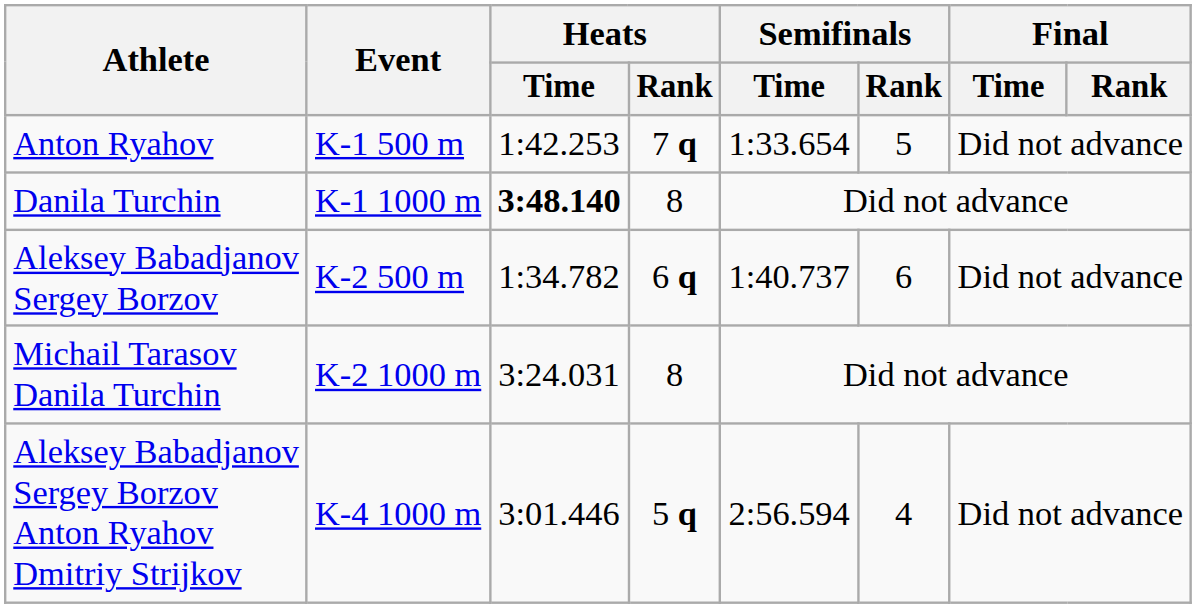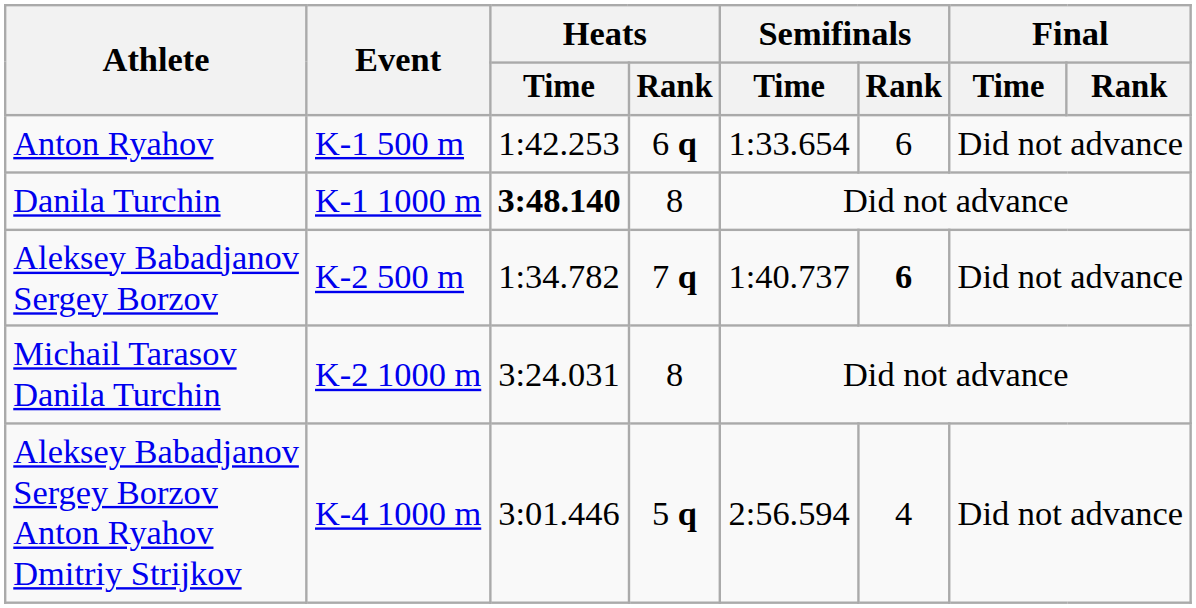(675, 143) 7 q -> (675, 143) 6 q
(904, 143) 5 -> (904, 143) 6
(675, 277) 6 q -> (675, 277) 7 q
(904, 277) normal -> (904, 277) bold
